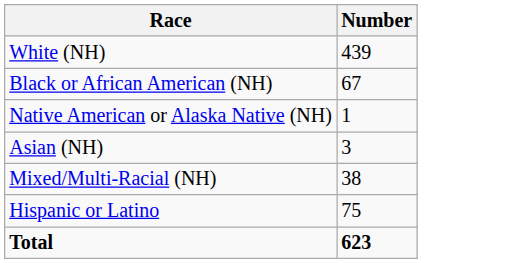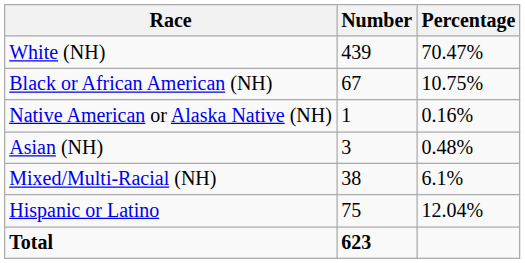+ column: (468, 20)
